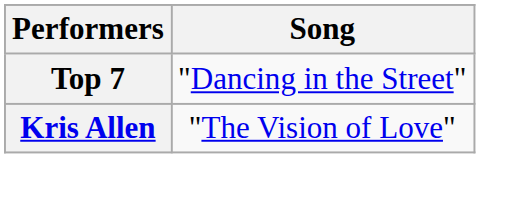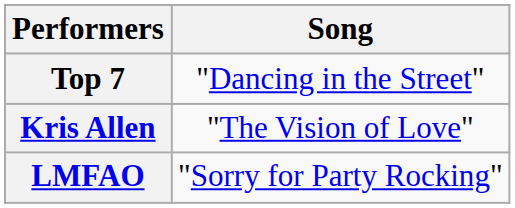+ row: (88, 176)
